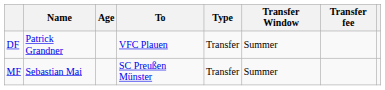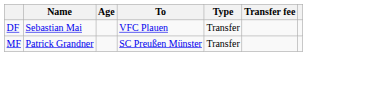- column: (281, 17)
(44, 44) Patrick Grandner -> (54, 28) Sebastian Mai
(54, 71) Sebastian Mai -> (60, 43) Patrick Grandner
